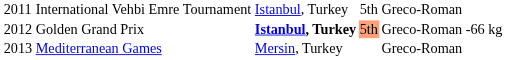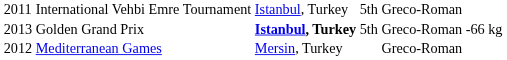(18, 29) 2012 -> (18, 29) 2013
(369, 29) lightsalmon background -> (369, 29) no background
(18, 48) 2013 -> (18, 48) 2012
